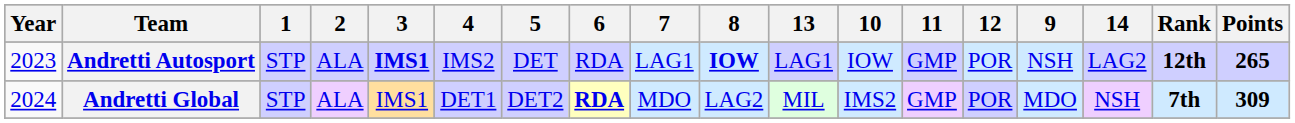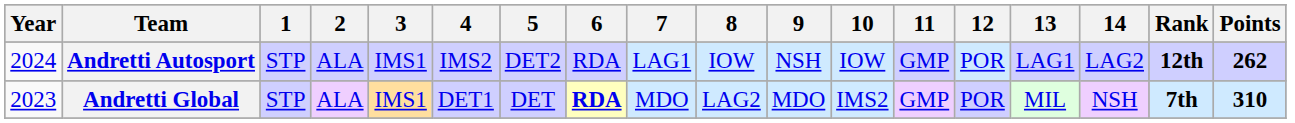columns swapped: (1050, 23) <-> (804, 23)
(33, 60) 2023 -> (33, 60) 2024
(402, 60) bold -> (401, 60) normal
(535, 60) DET -> (533, 60) DET2
(734, 60) bold -> (731, 60) normal
(1253, 60) 265 -> (1250, 60) 262
(33, 98) 2024 -> (33, 98) 2023
(535, 98) DET2 -> (533, 98) DET
(1253, 98) 309 -> (1250, 98) 310
